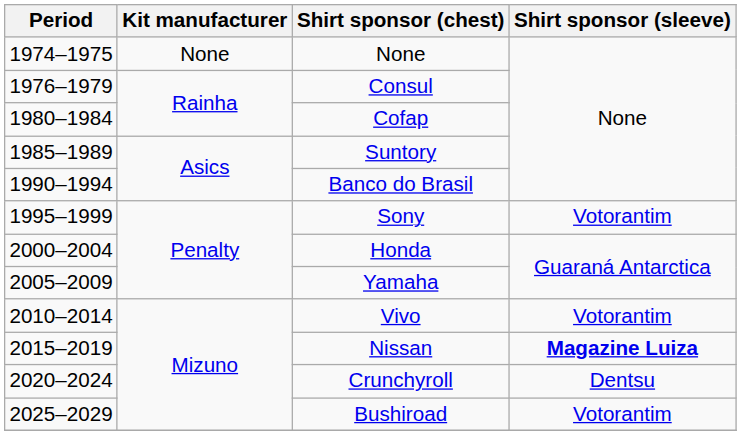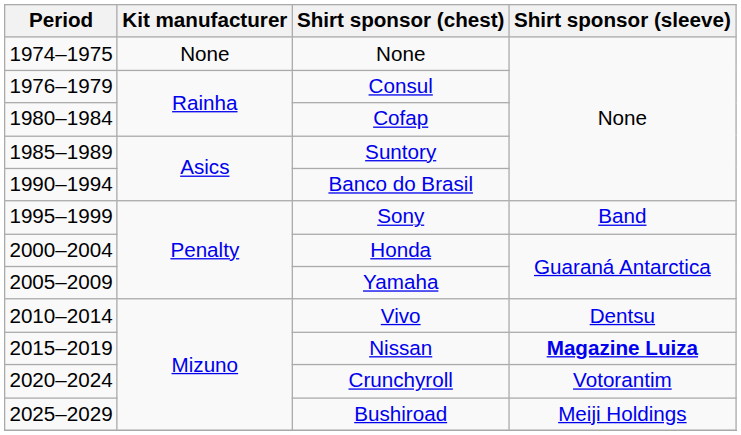(622, 217) Votorantim -> (622, 217) Band
(622, 315) Votorantim -> (622, 315) Dentsu
(622, 380) Dentsu -> (622, 380) Votorantim
(622, 413) Votorantim -> (622, 413) Meiji Holdings
